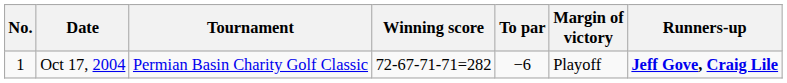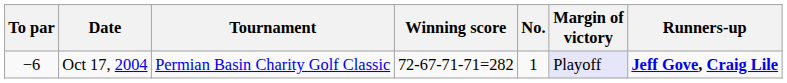columns swapped: (20, 27) <-> (522, 27)
(577, 64) no background -> (577, 64) lavender background
